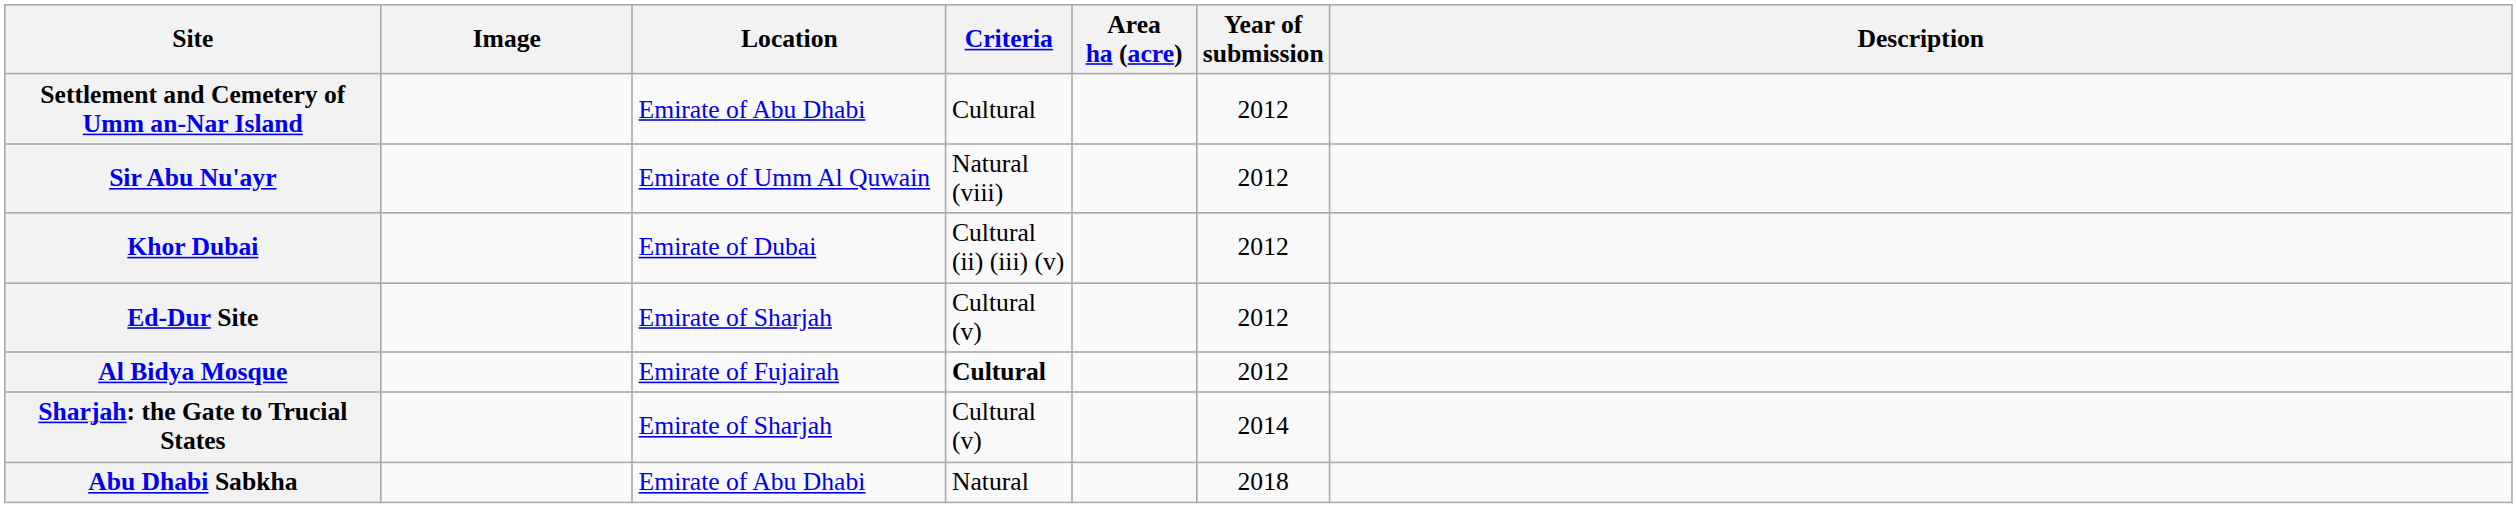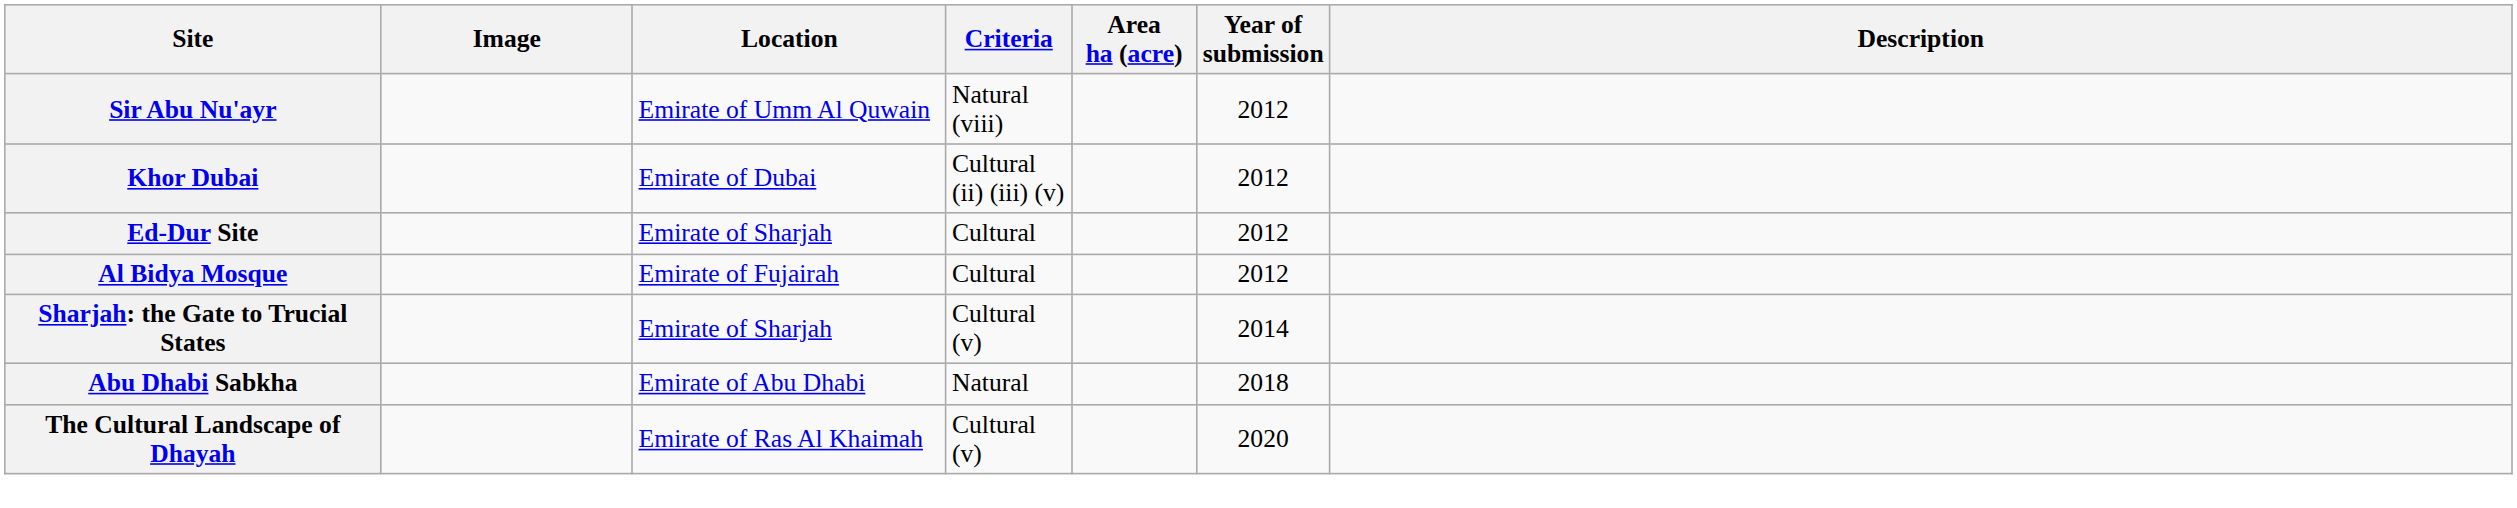- row: (193, 108)
(994, 316) Cultural (v) -> (994, 233) Cultural
(999, 371) bold -> (994, 273) normal
+ row: (193, 438)
